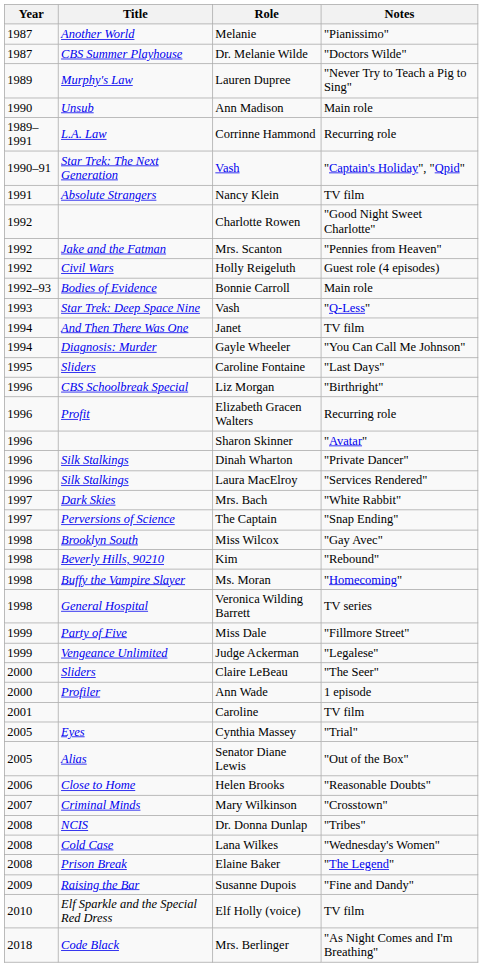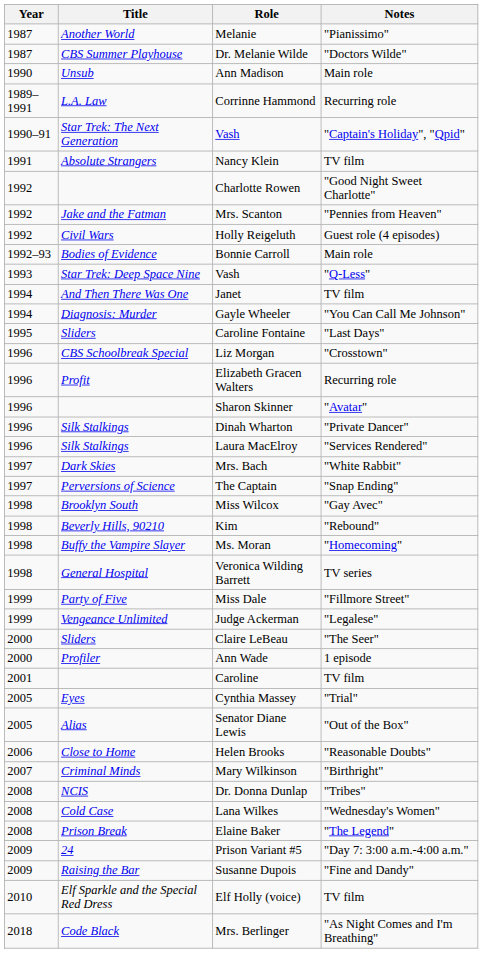- row: (97, 80)
(354, 387) "Birthright" -> (356, 353) "Crosstown"
(356, 805) "Crosstown" -> (354, 771) "Birthright"
+ row: (67, 850)
